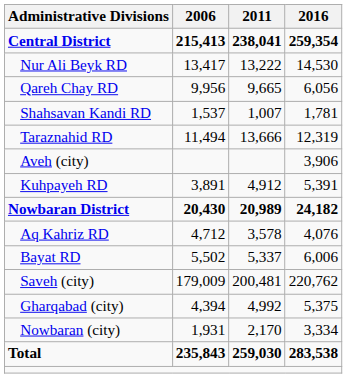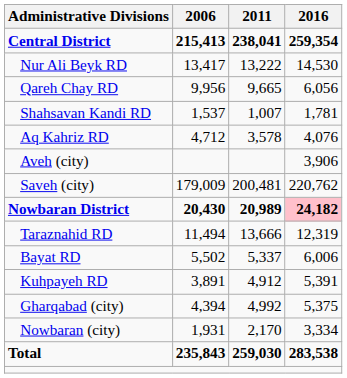rows swapped: (66, 137) <-> (64, 233)
rows swapped: (57, 281) <-> (64, 185)
(317, 209) no background -> (317, 209) pink background
